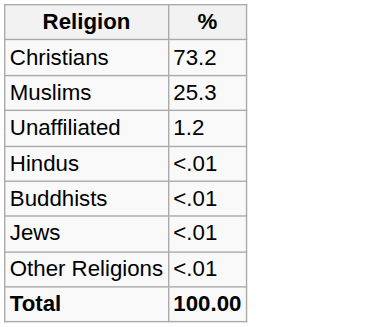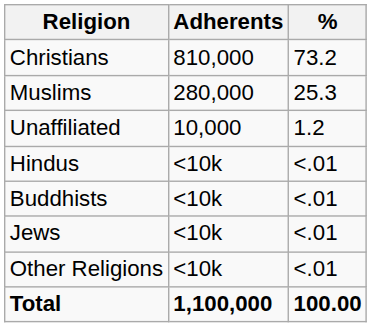+ column: (228, 22)
